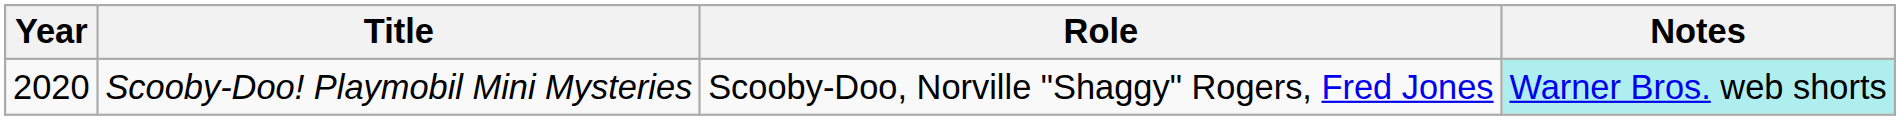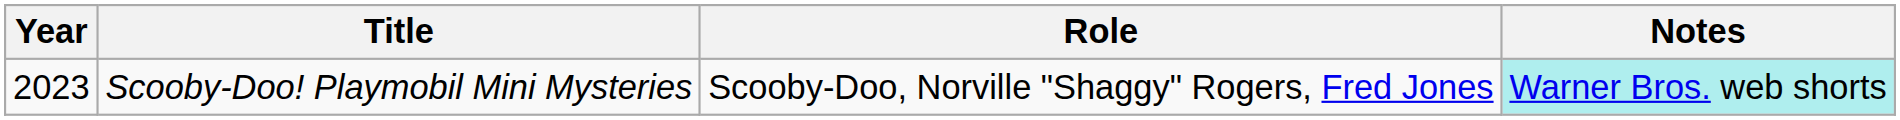(51, 86) 2020 -> (51, 86) 2023
